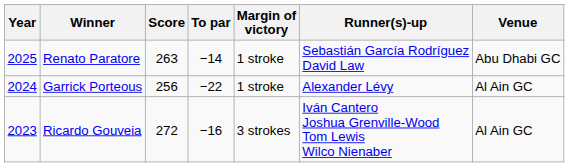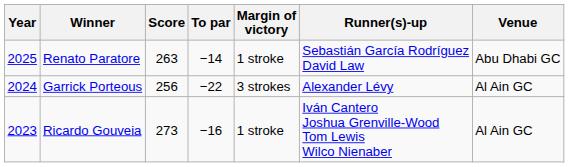(260, 87) 1 stroke -> (264, 87) 3 strokes
(167, 130) 272 -> (167, 130) 273
(264, 130) 3 strokes -> (260, 130) 1 stroke
